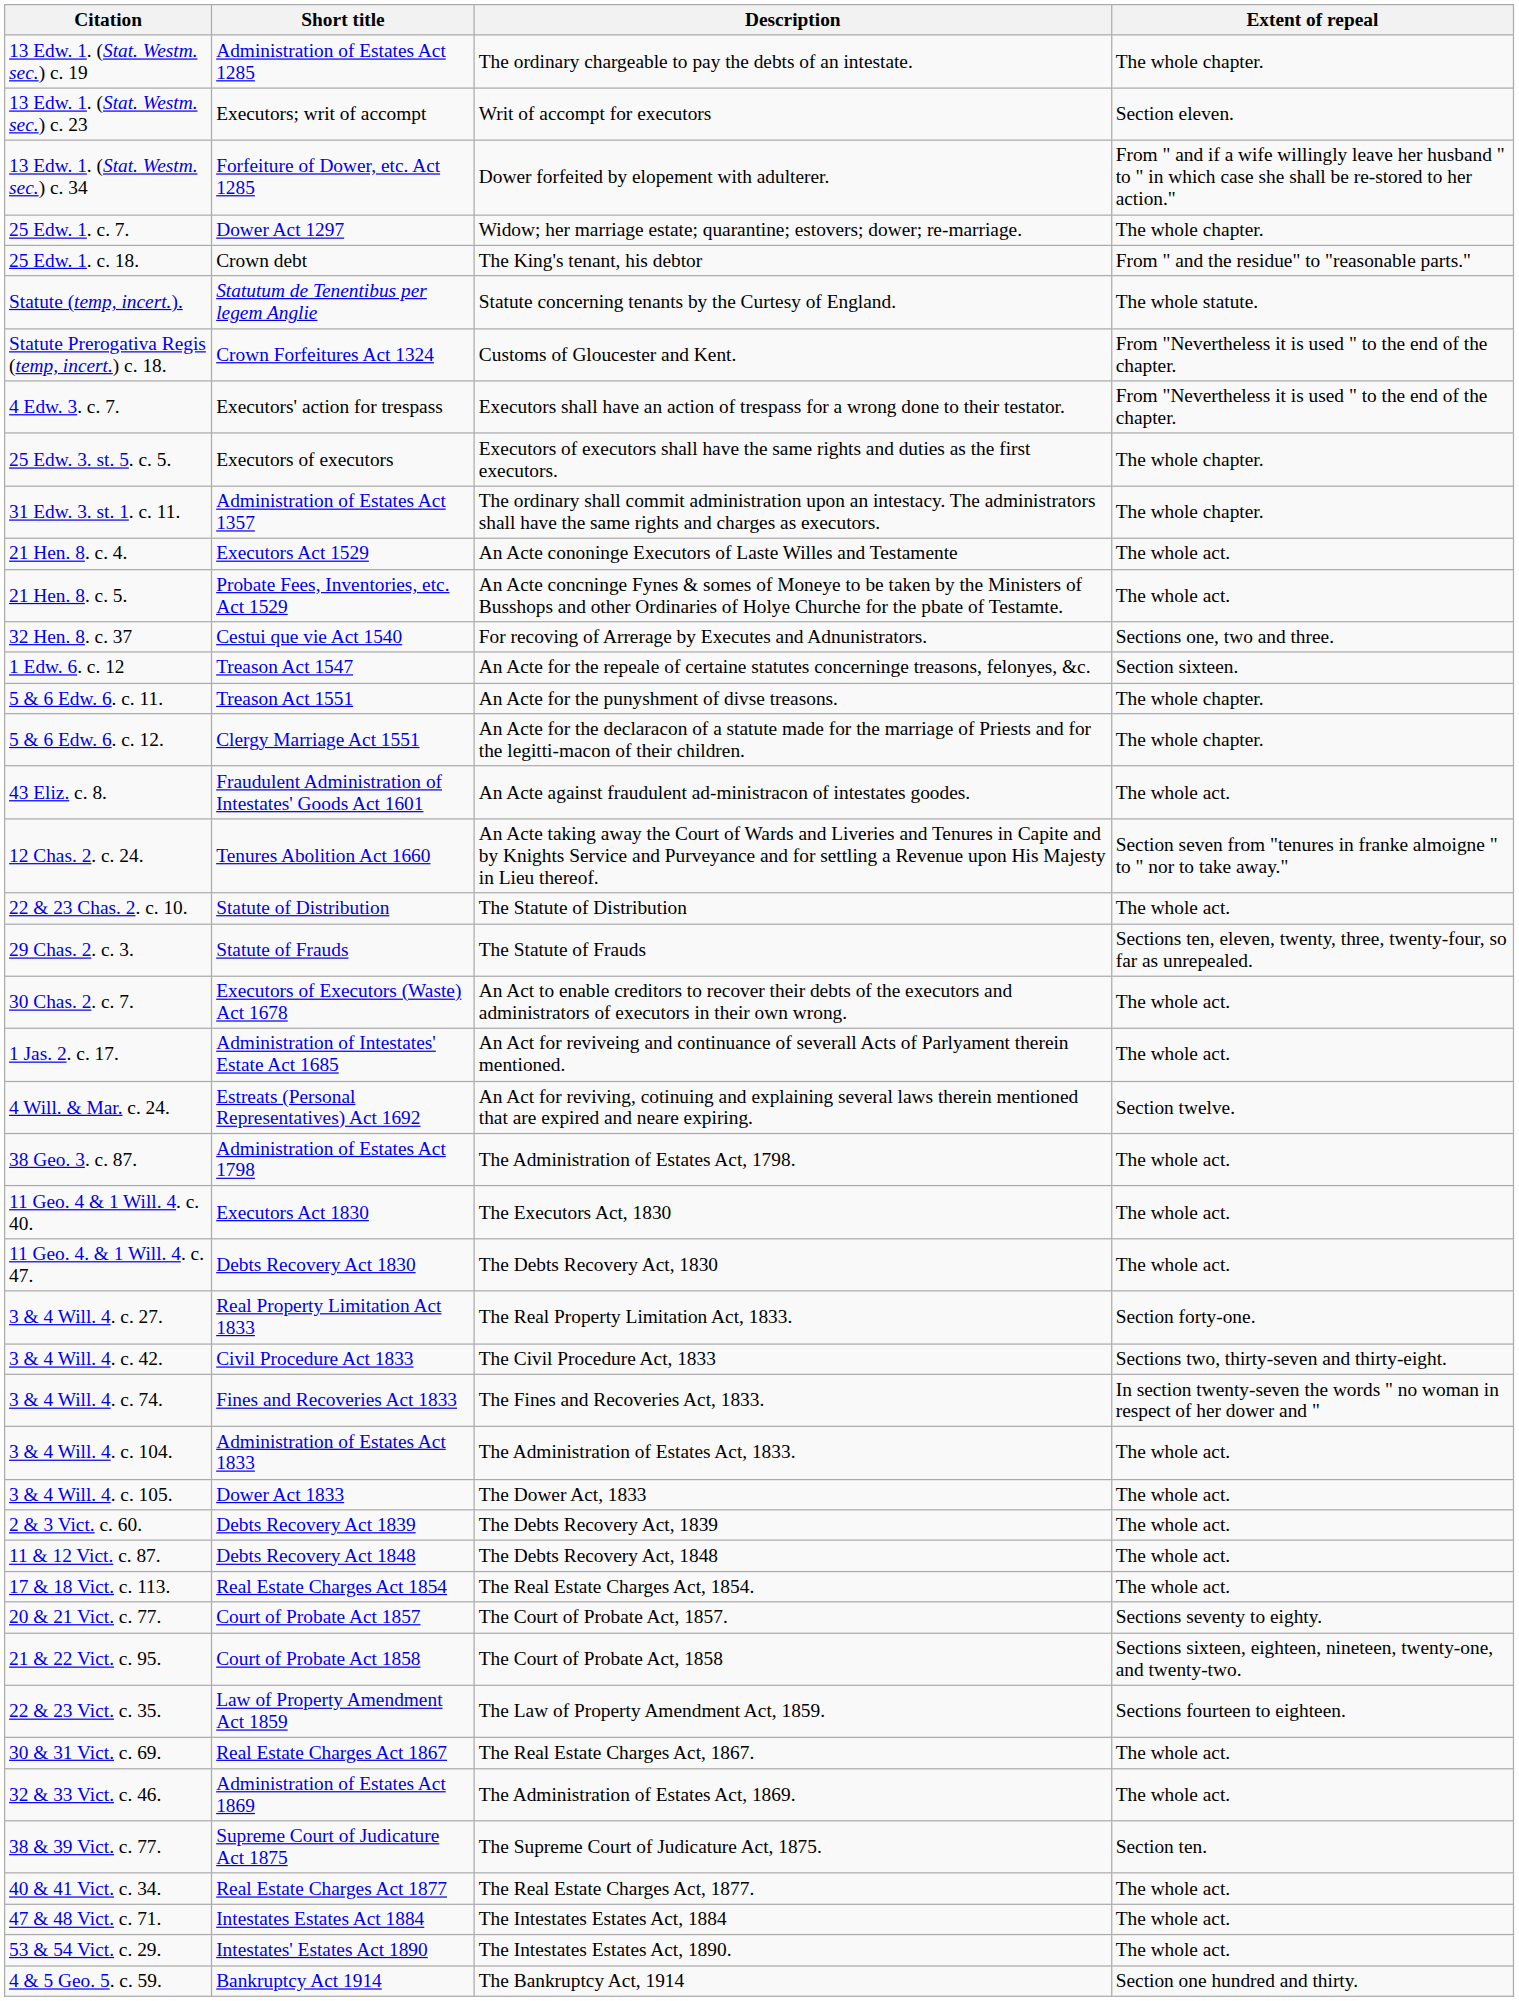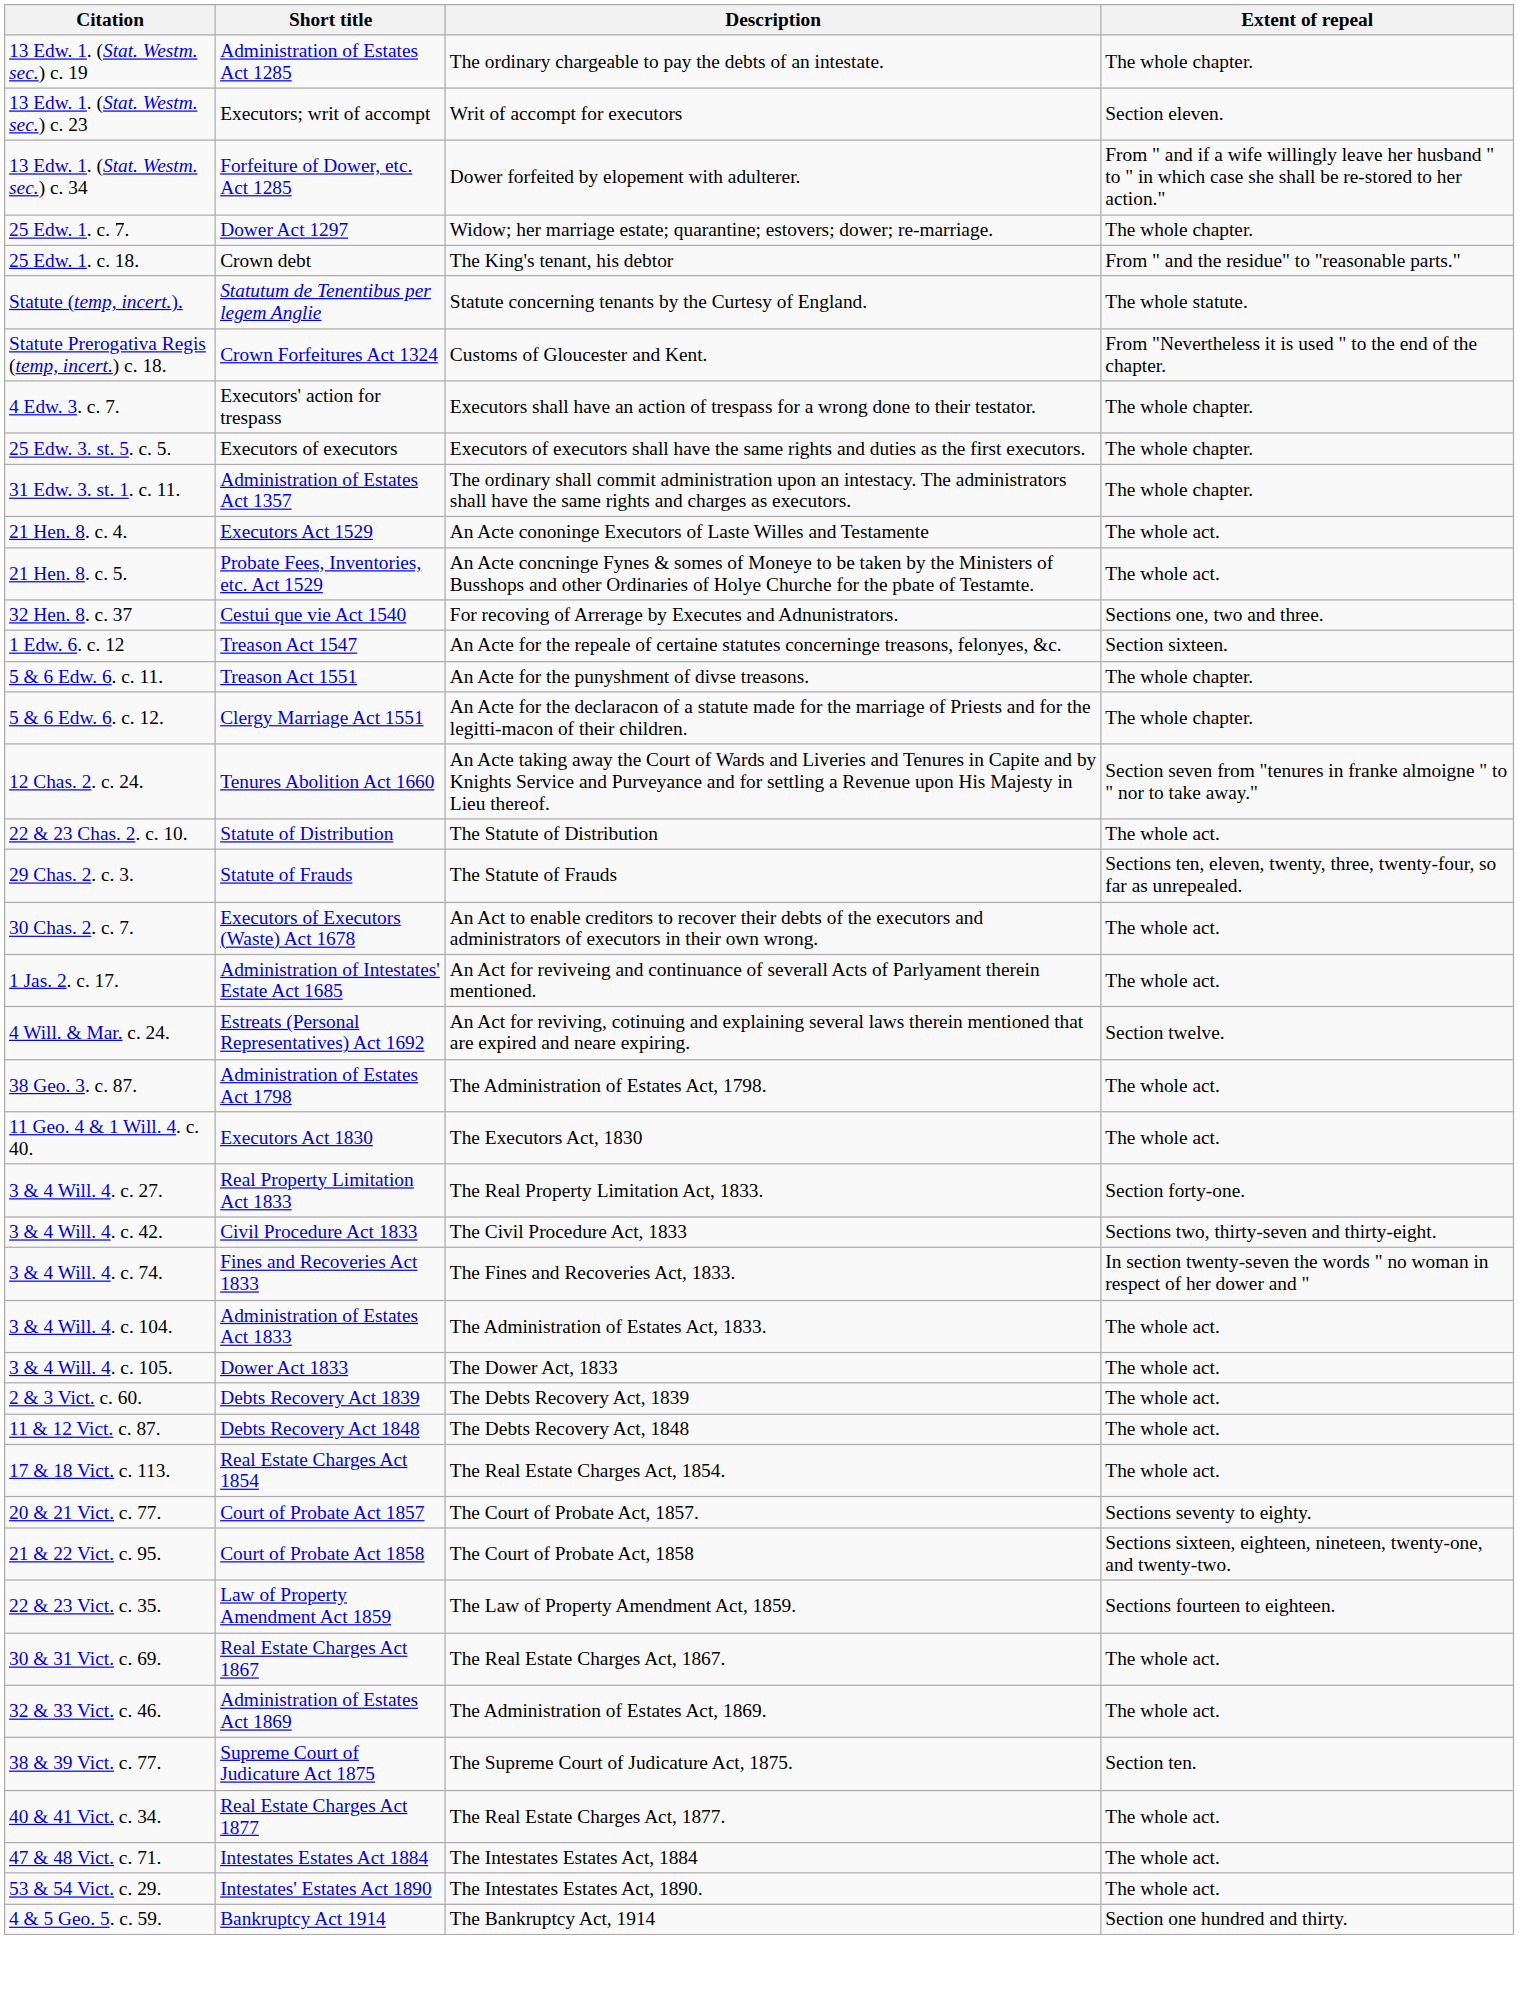(1302, 407) From "Nevertheless it is used " to the end of the chapter. -> (1179, 407) The whole chapter.
- row: (58, 792)
- row: (107, 1264)
